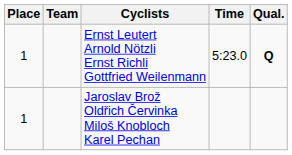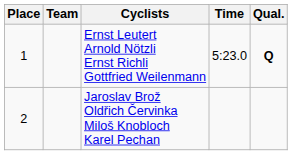(24, 118) 1 -> (24, 118) 2
